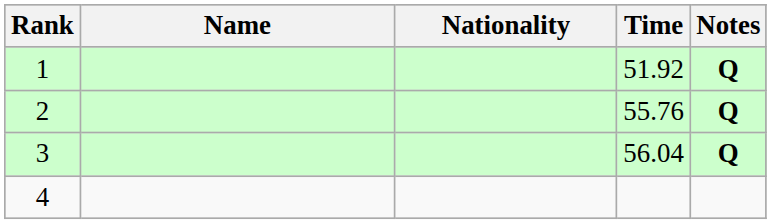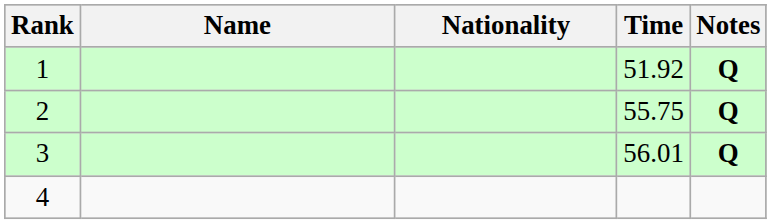(654, 111) 55.76 -> (654, 111) 55.75
(654, 153) 56.04 -> (654, 153) 56.01
